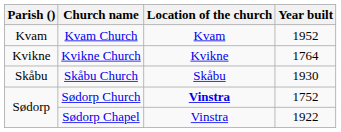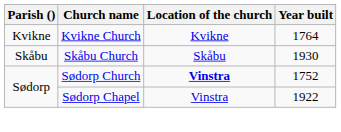- row: (101, 35)
